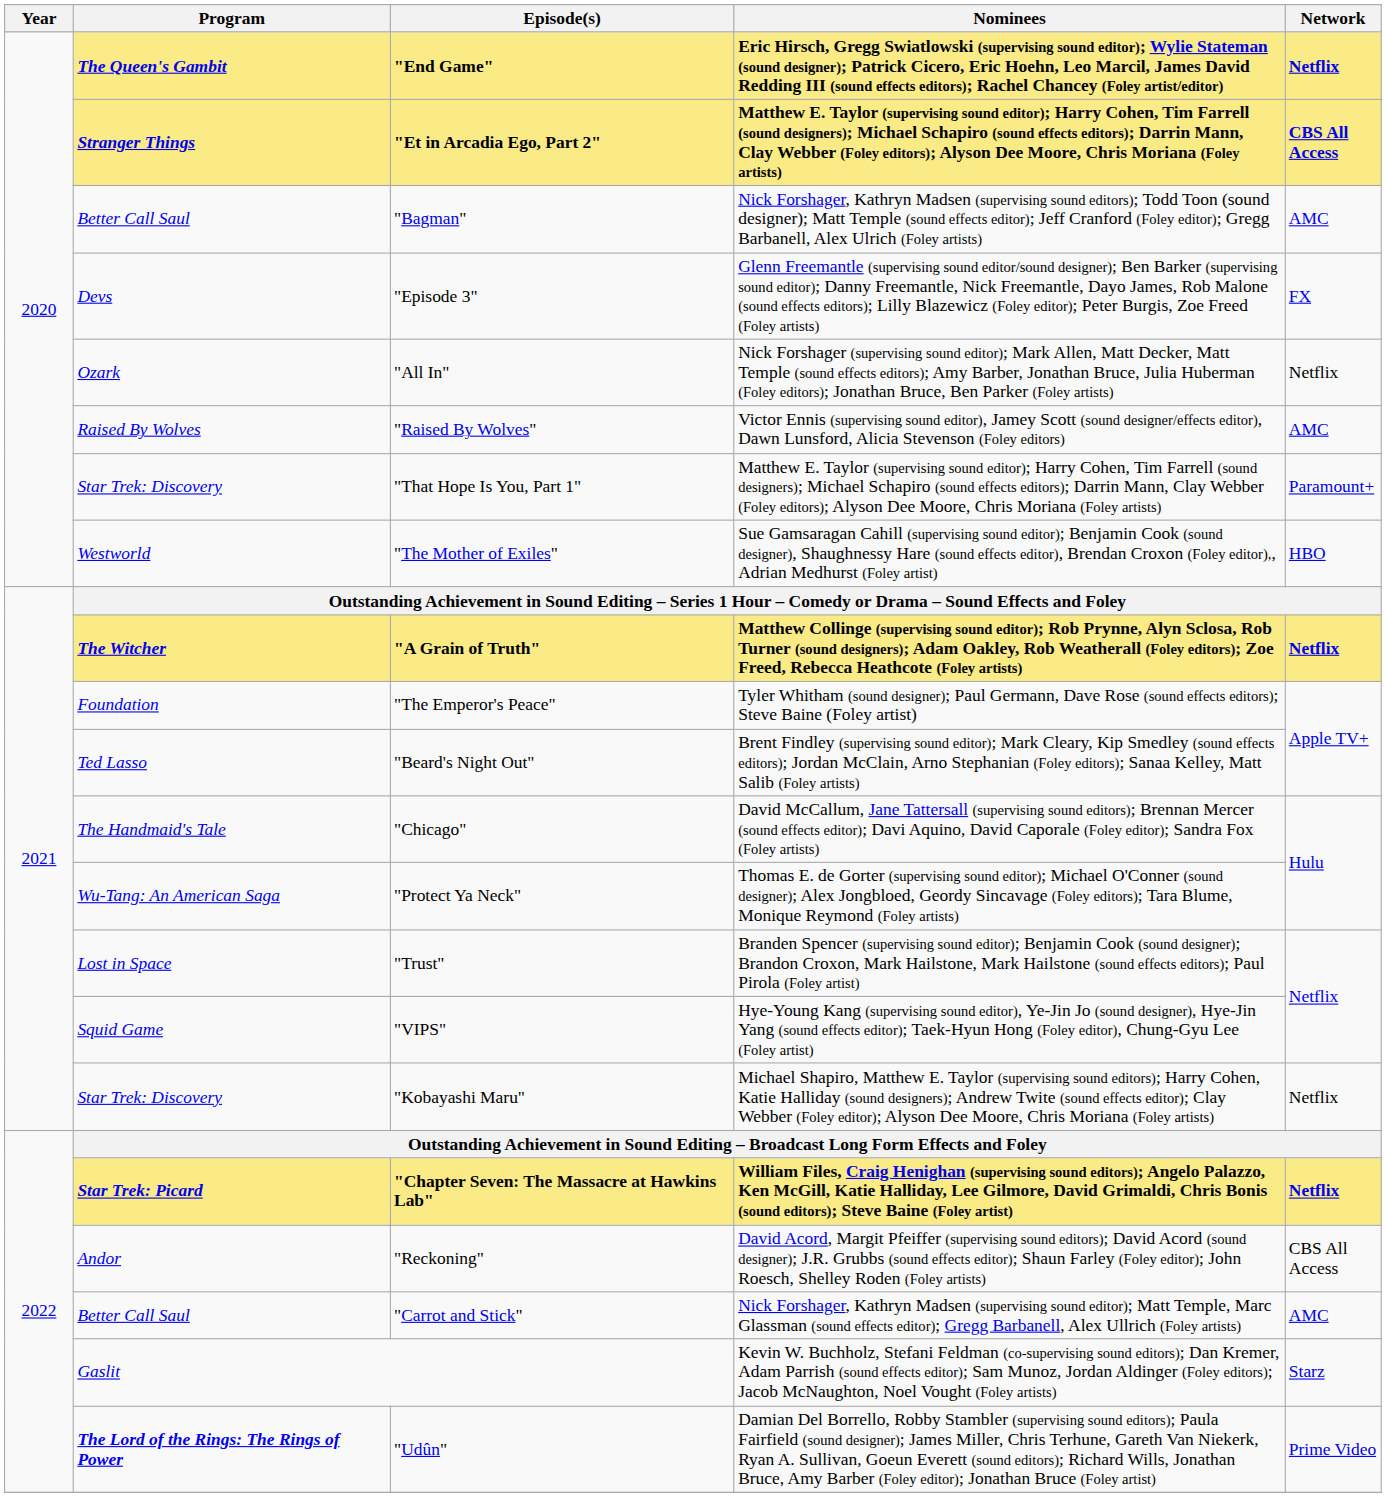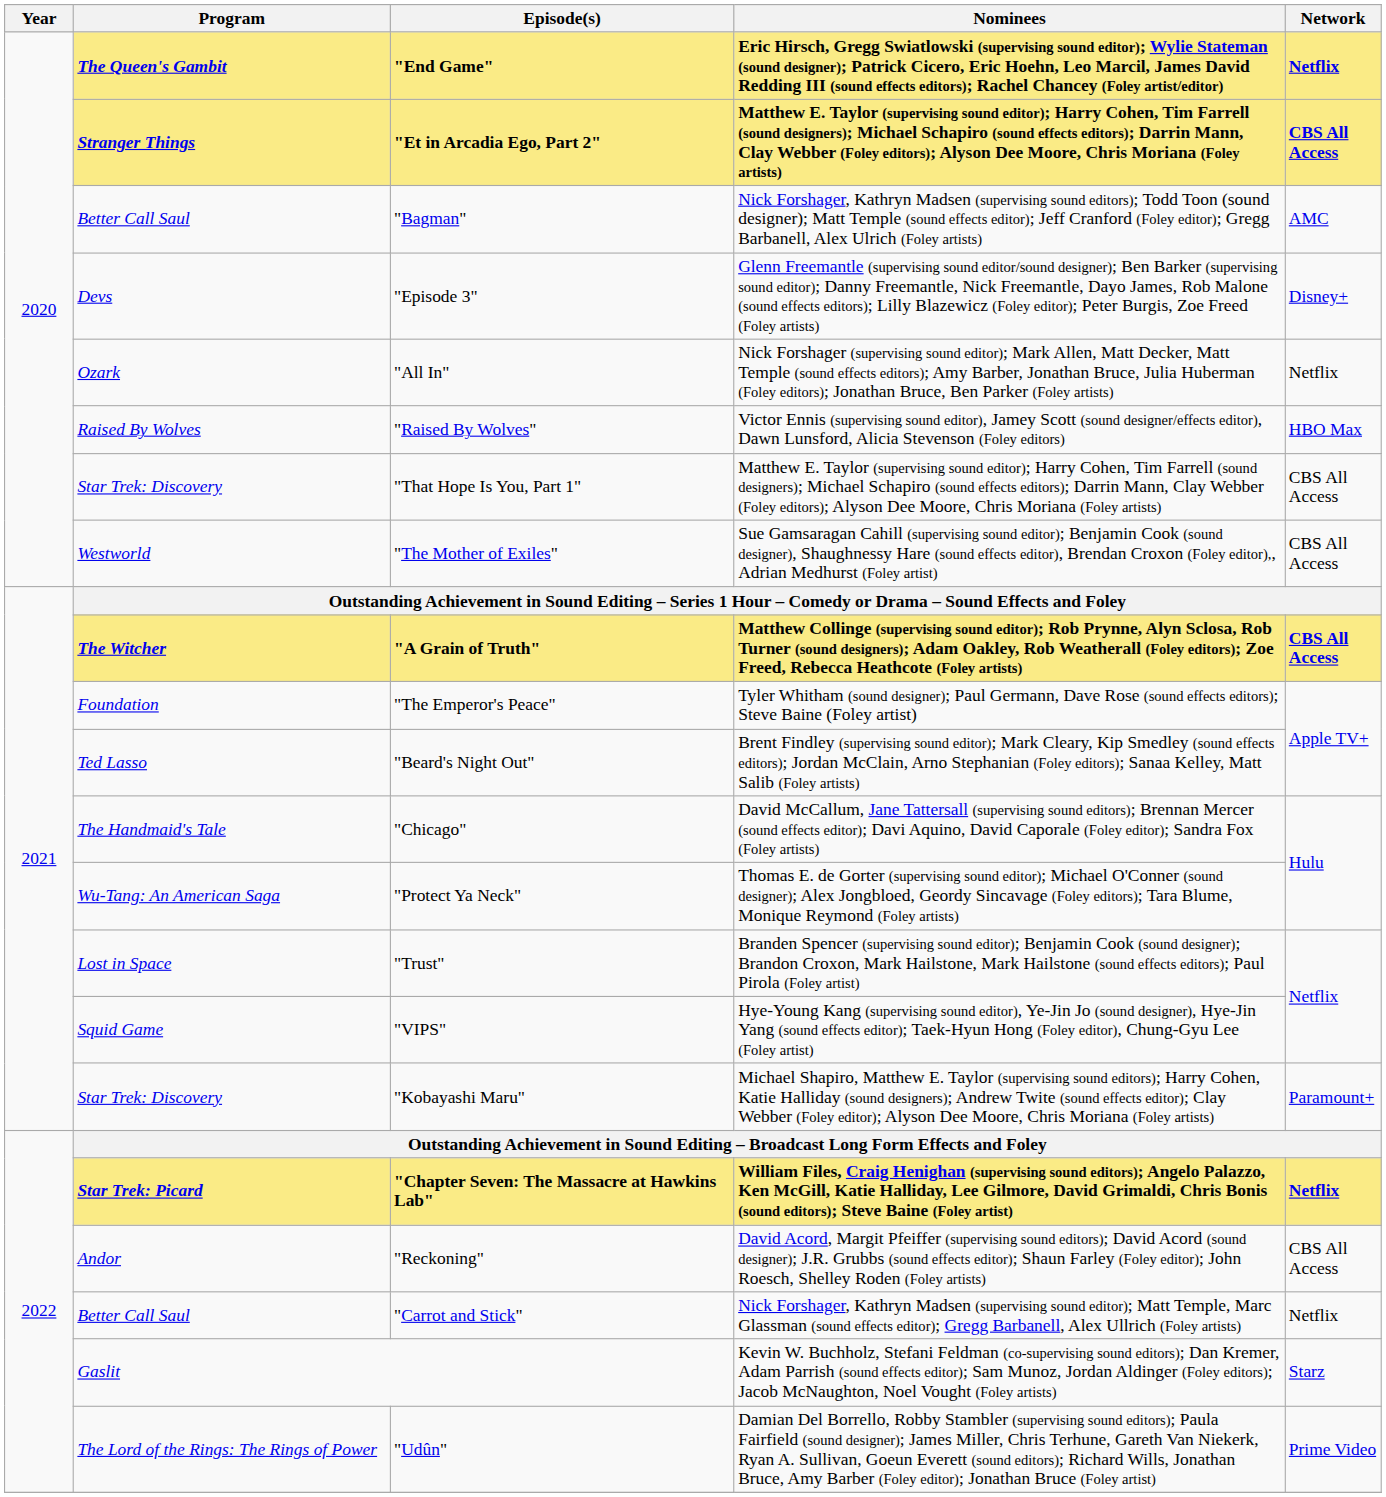(1300, 295) FX -> (1318, 295) Disney+
(1309, 429) AMC -> (1325, 429) HBO Max
(1332, 486) Paramount+ -> (1318, 486) CBS All Access
(1307, 553) HBO -> (1318, 553) CBS All Access
(1314, 648) Netflix -> (1319, 648) CBS All Access
(1314, 1096) Netflix -> (1332, 1096) Paramount+
(1309, 1315) AMC -> (1314, 1315) Netflix
(208, 1449) bold -> (227, 1449) normal
